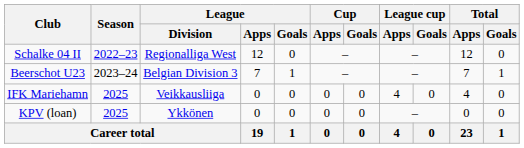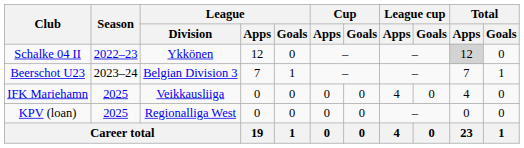(190, 53) Regionalliga West -> (190, 53) Ykkönen
(466, 53) no background -> (466, 53) lightgrey background
(190, 113) Ykkönen -> (190, 113) Regionalliga West
